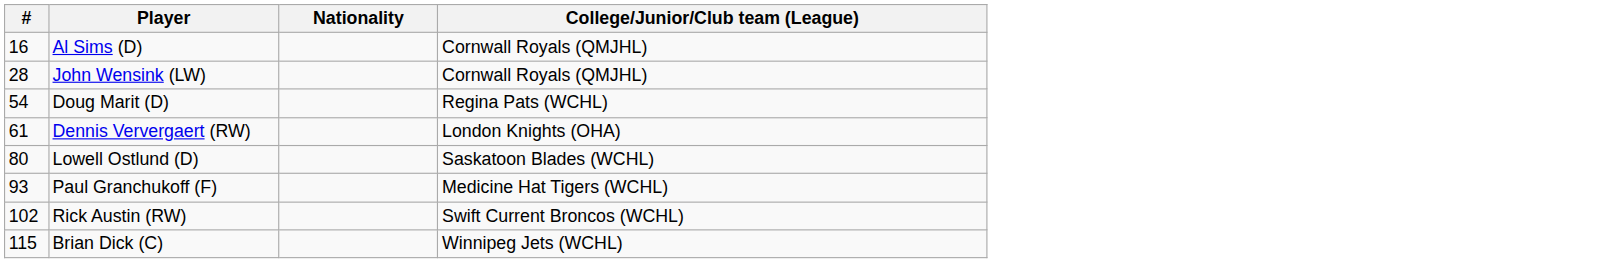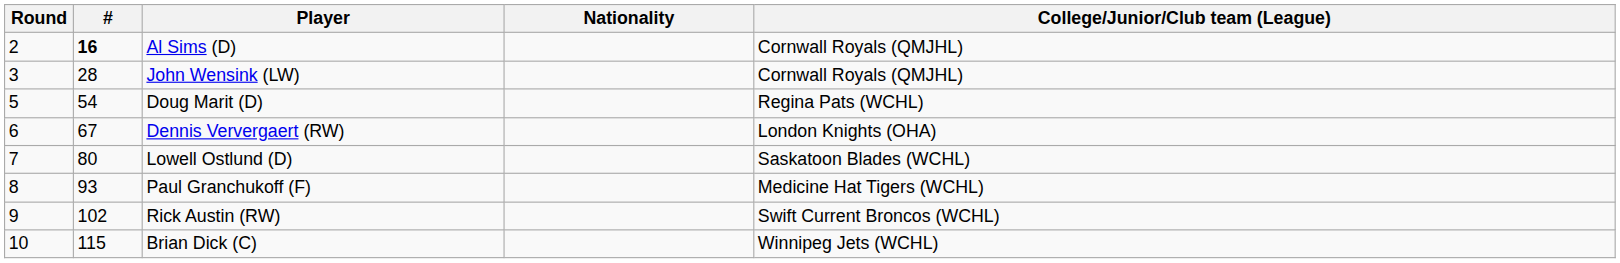+ column: (39, 18)
(19, 46) normal -> (87, 46) bold
(19, 131) 61 -> (87, 131) 67
